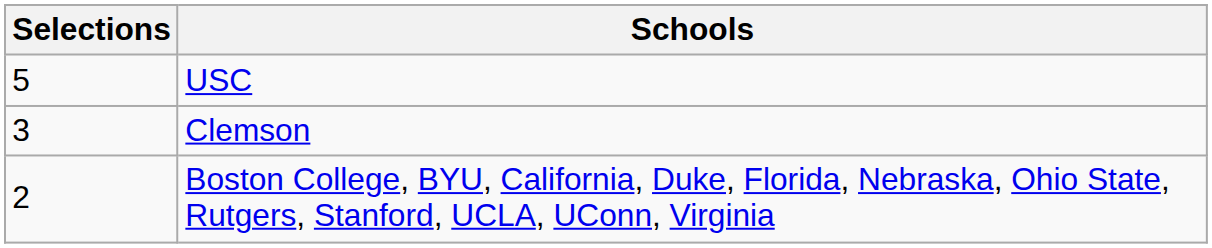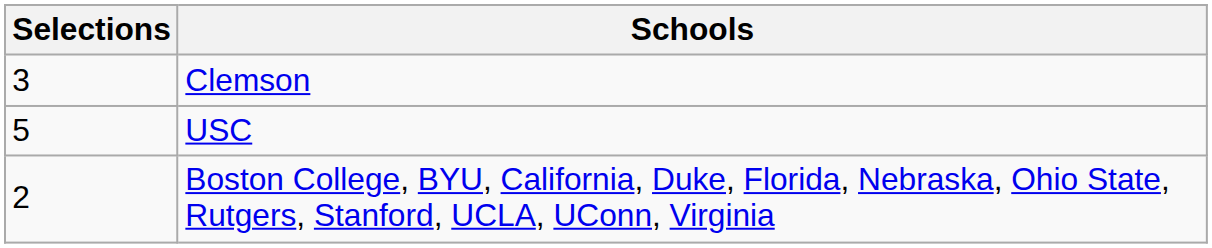rows swapped: (219, 79) <-> (248, 130)
